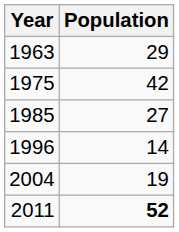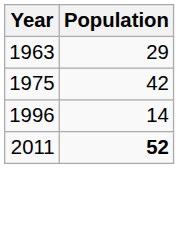- row: (32, 115)
- row: (32, 179)
